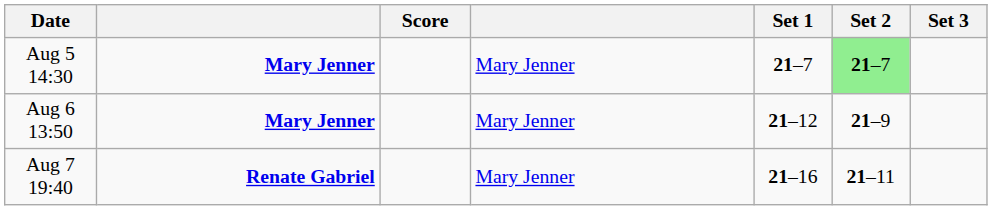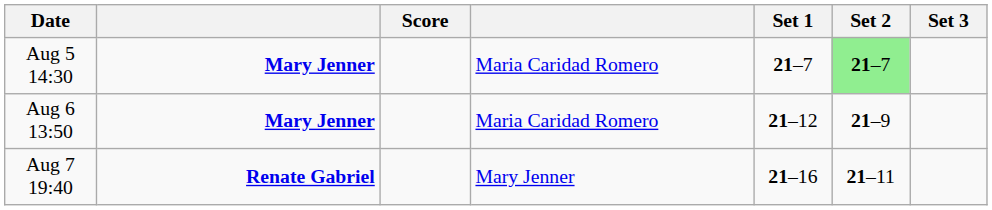(525, 65) Mary Jenner -> (567, 65) Maria Caridad Romero
(525, 121) Mary Jenner -> (567, 121) Maria Caridad Romero
